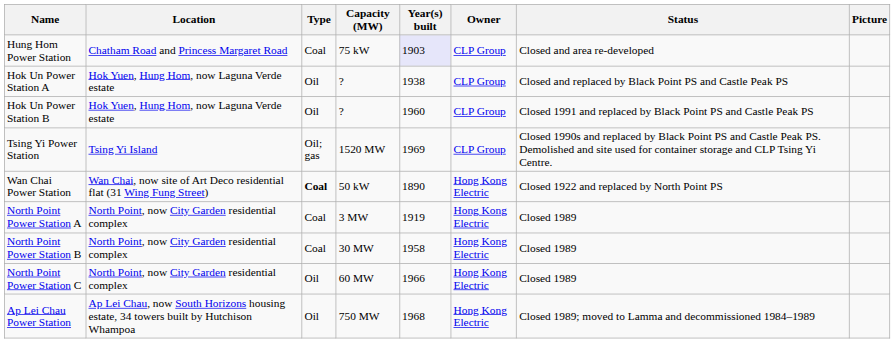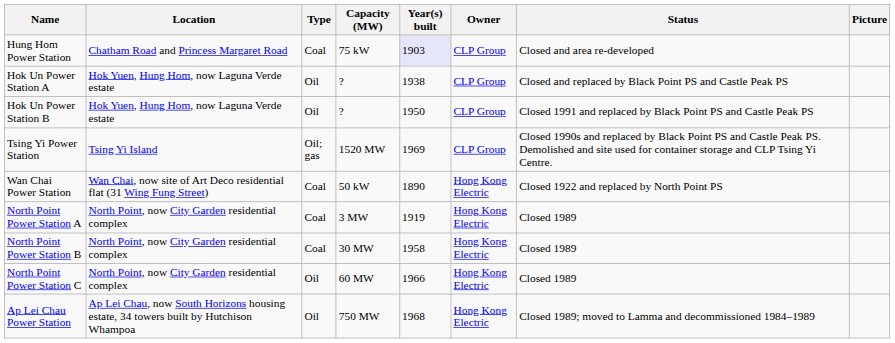(413, 112) 1960 -> (413, 112) 1950
(316, 186) bold -> (315, 186) normal
